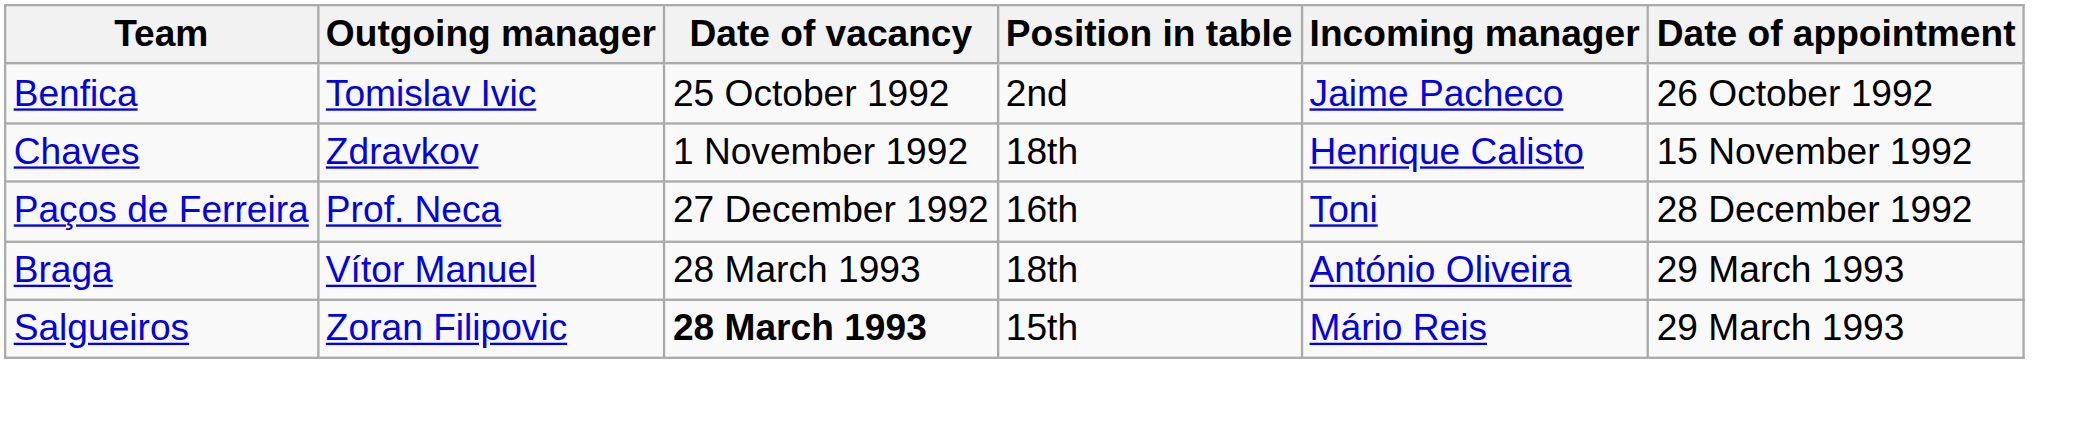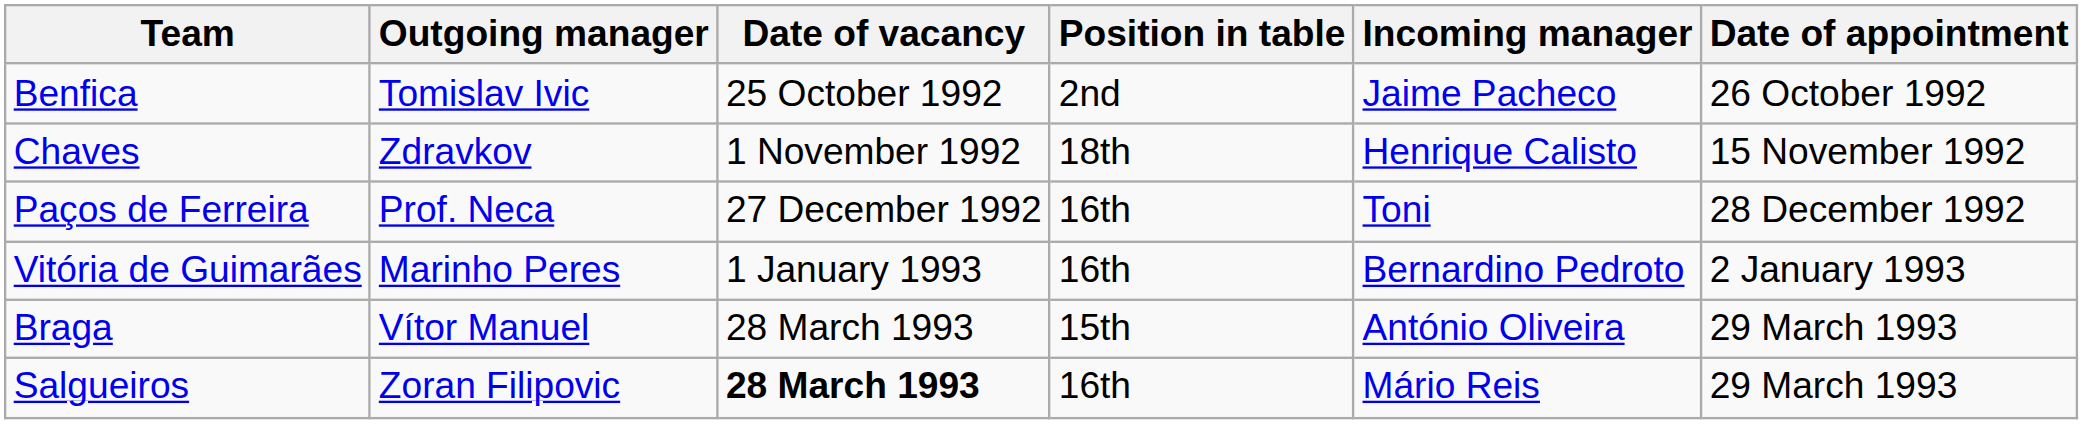+ row: (188, 269)
(1042, 269) 18th -> (1095, 328) 15th
(1042, 328) 15th -> (1095, 387) 16th
